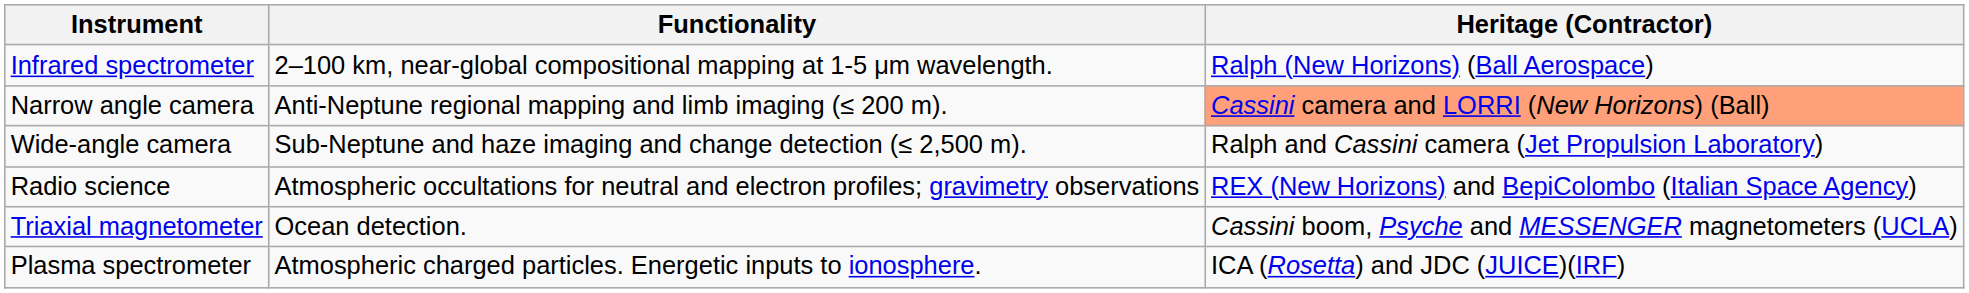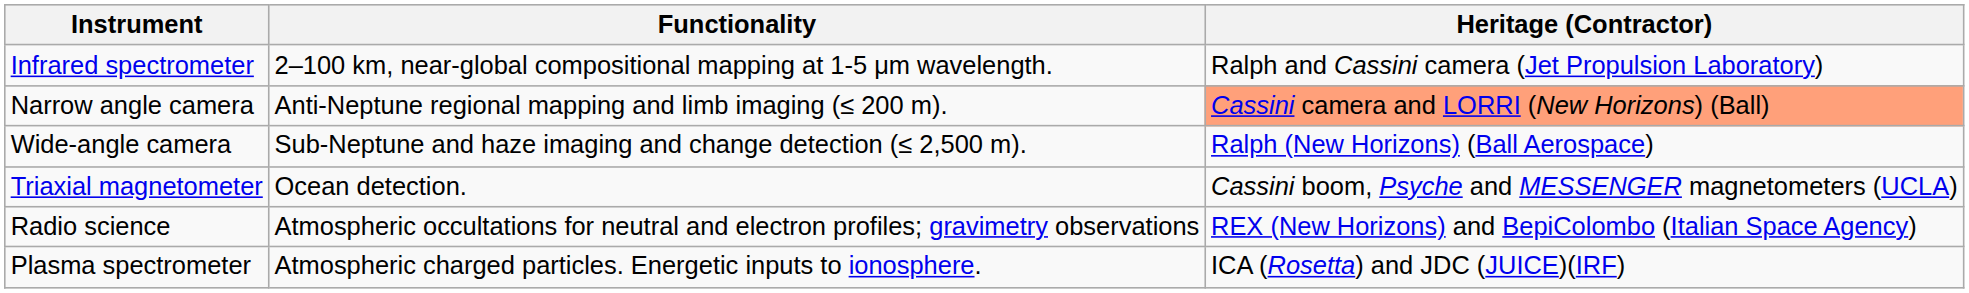(1432, 65) Ralph (New Horizons) (Ball Aerospace) -> (1517, 65) Ralph and Cassini camera (Jet Propulsion Laboratory)
(1517, 145) Ralph and Cassini camera (Jet Propulsion Laboratory) -> (1432, 145) Ralph (New Horizons) (Ball Aerospace)
rows swapped: (137, 226) <-> (91, 186)
